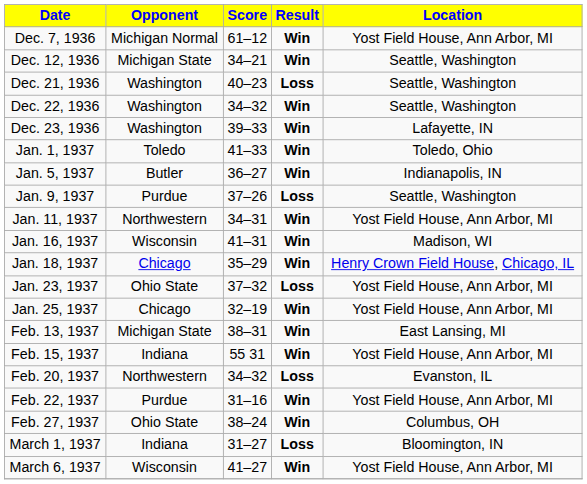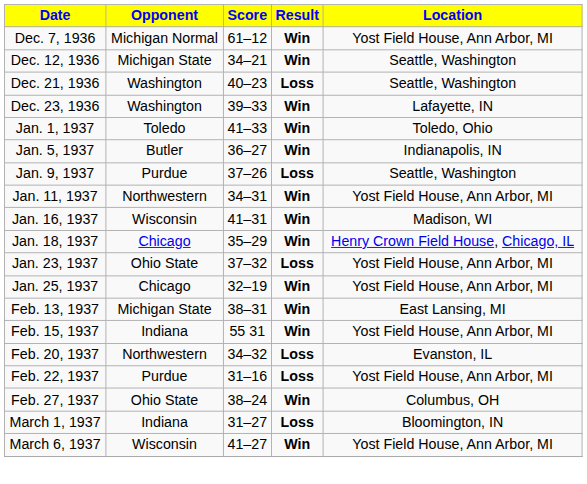- row: (55, 106)
(297, 399) Win -> (297, 377) Loss
